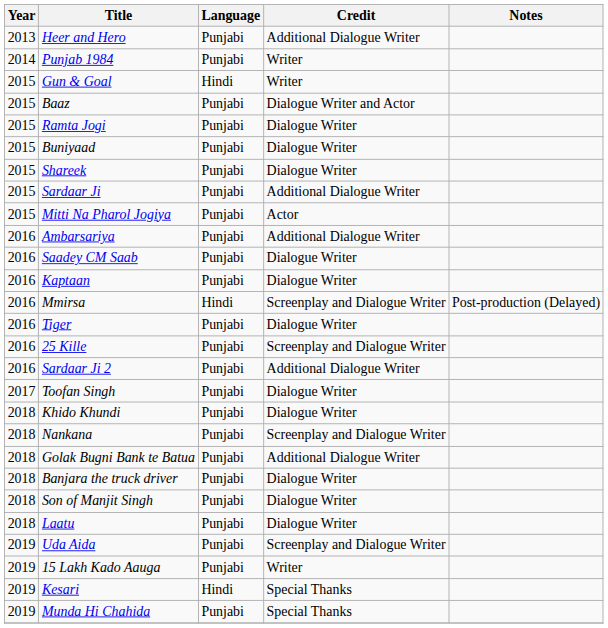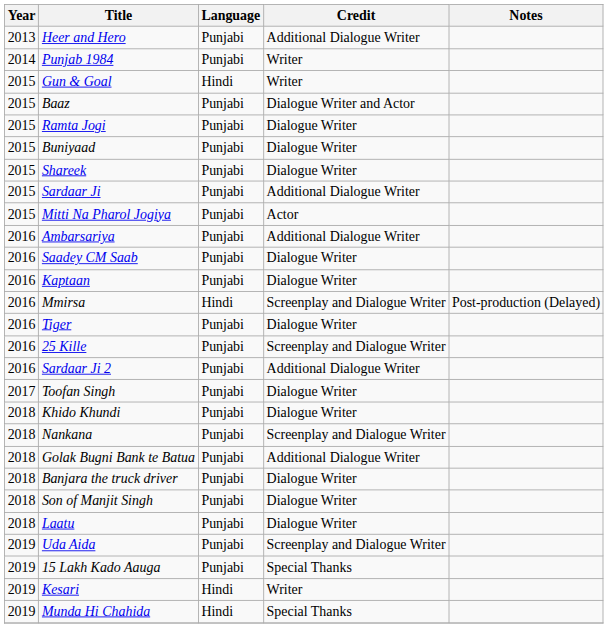(285, 567) Writer -> (309, 567) Special Thanks
(309, 589) Special Thanks -> (285, 589) Writer
(223, 611) Punjabi -> (217, 611) Hindi
